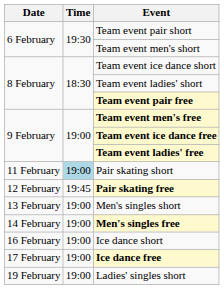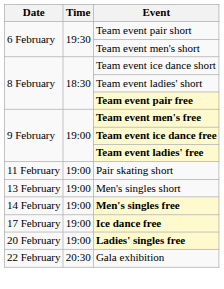(78, 170) lightblue background -> (78, 170) no background
- row: (135, 188)
- row: (129, 240)
- row: (141, 275)
+ row: (141, 240)
+ row: (130, 258)
